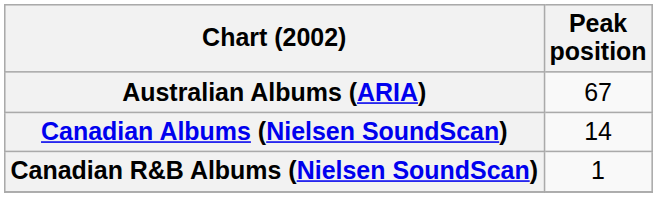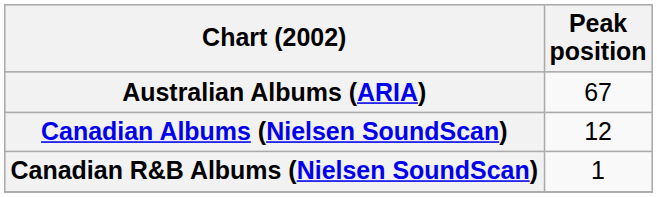(598, 131) 14 -> (598, 131) 12
